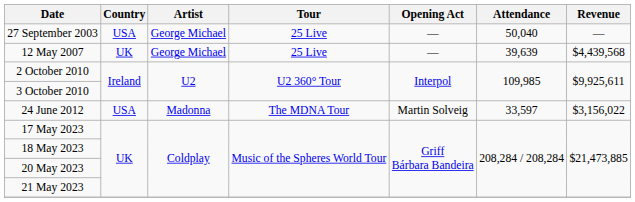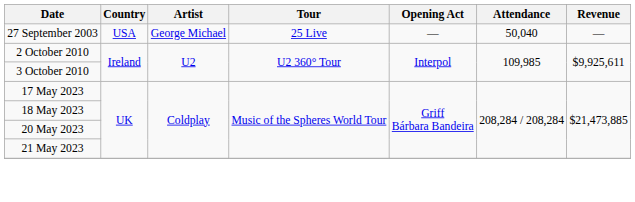- row: (52, 52)
- row: (52, 110)
